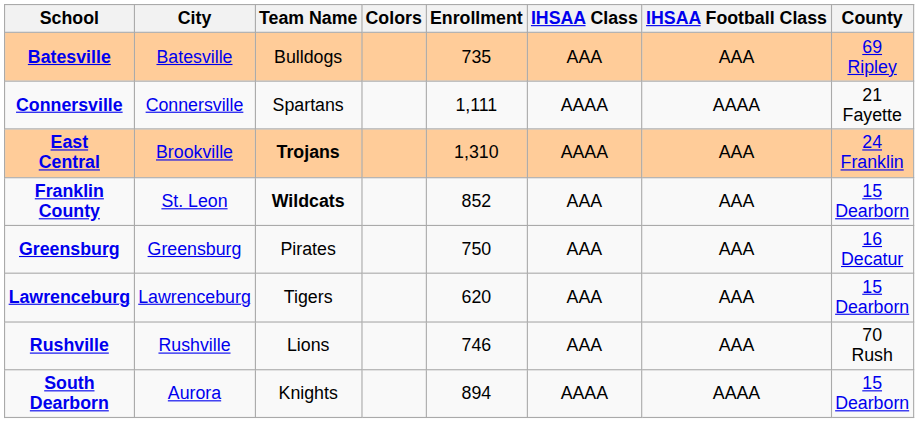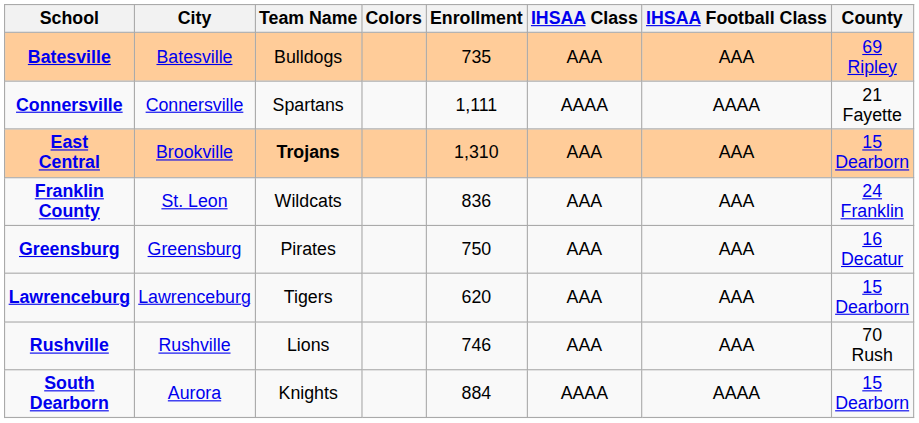(584, 153) AAAA -> (584, 153) AAA
(872, 153) 24 Franklin -> (872, 153) 15 Dearborn
(308, 201) bold -> (308, 201) normal
(476, 201) 852 -> (476, 201) 836
(872, 201) 15 Dearborn -> (872, 201) 24 Franklin
(476, 393) 894 -> (476, 393) 884
